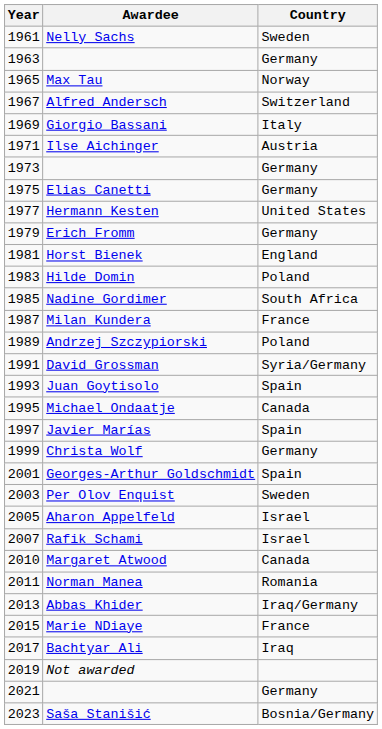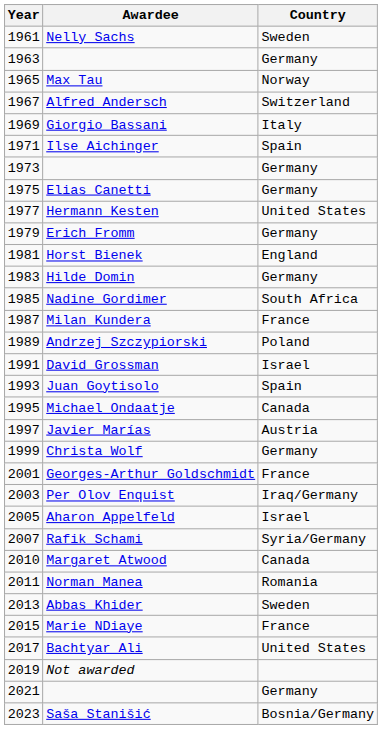(290, 146) Austria -> (282, 146) Spain
(286, 277) Poland -> (290, 277) Germany
(314, 365) Syria/Germany -> (286, 365) Israel
(282, 430) Spain -> (290, 430) Austria
(282, 474) Spain -> (286, 474) France
(286, 496) Sweden -> (310, 496) Iraq/Germany
(286, 539) Israel -> (314, 539) Syria/Germany
(310, 605) Iraq/Germany -> (286, 605) Sweden
(278, 648) Iraq -> (314, 648) United States
